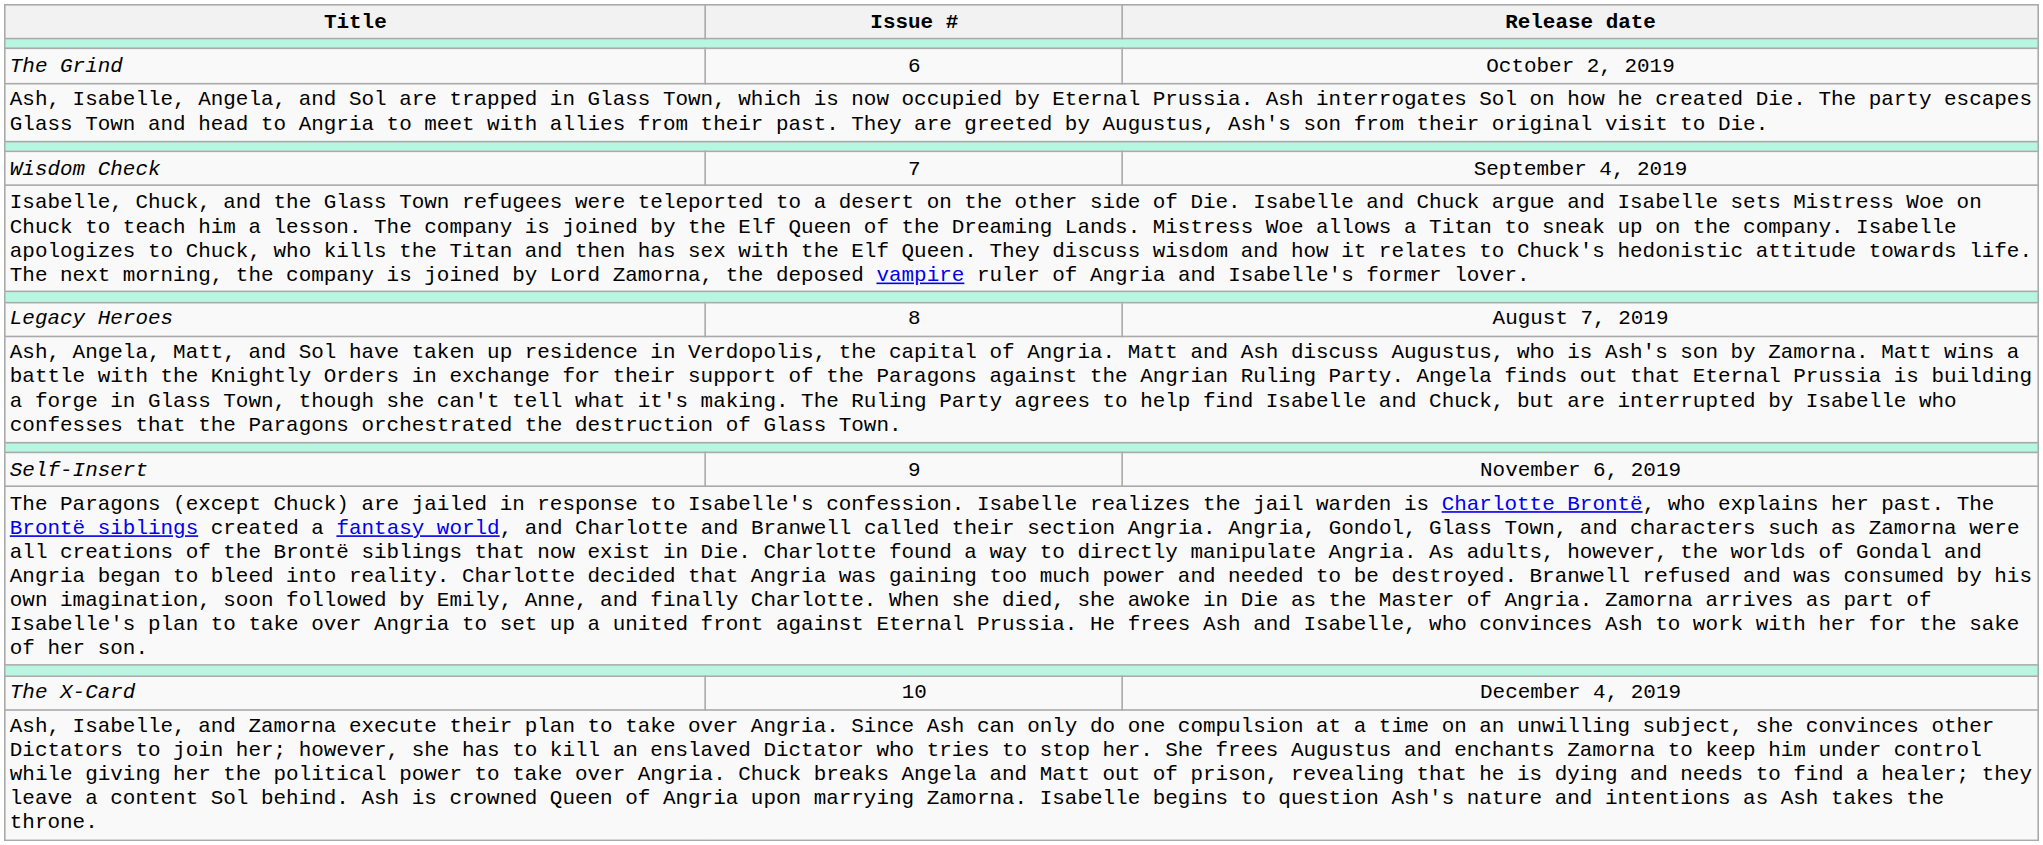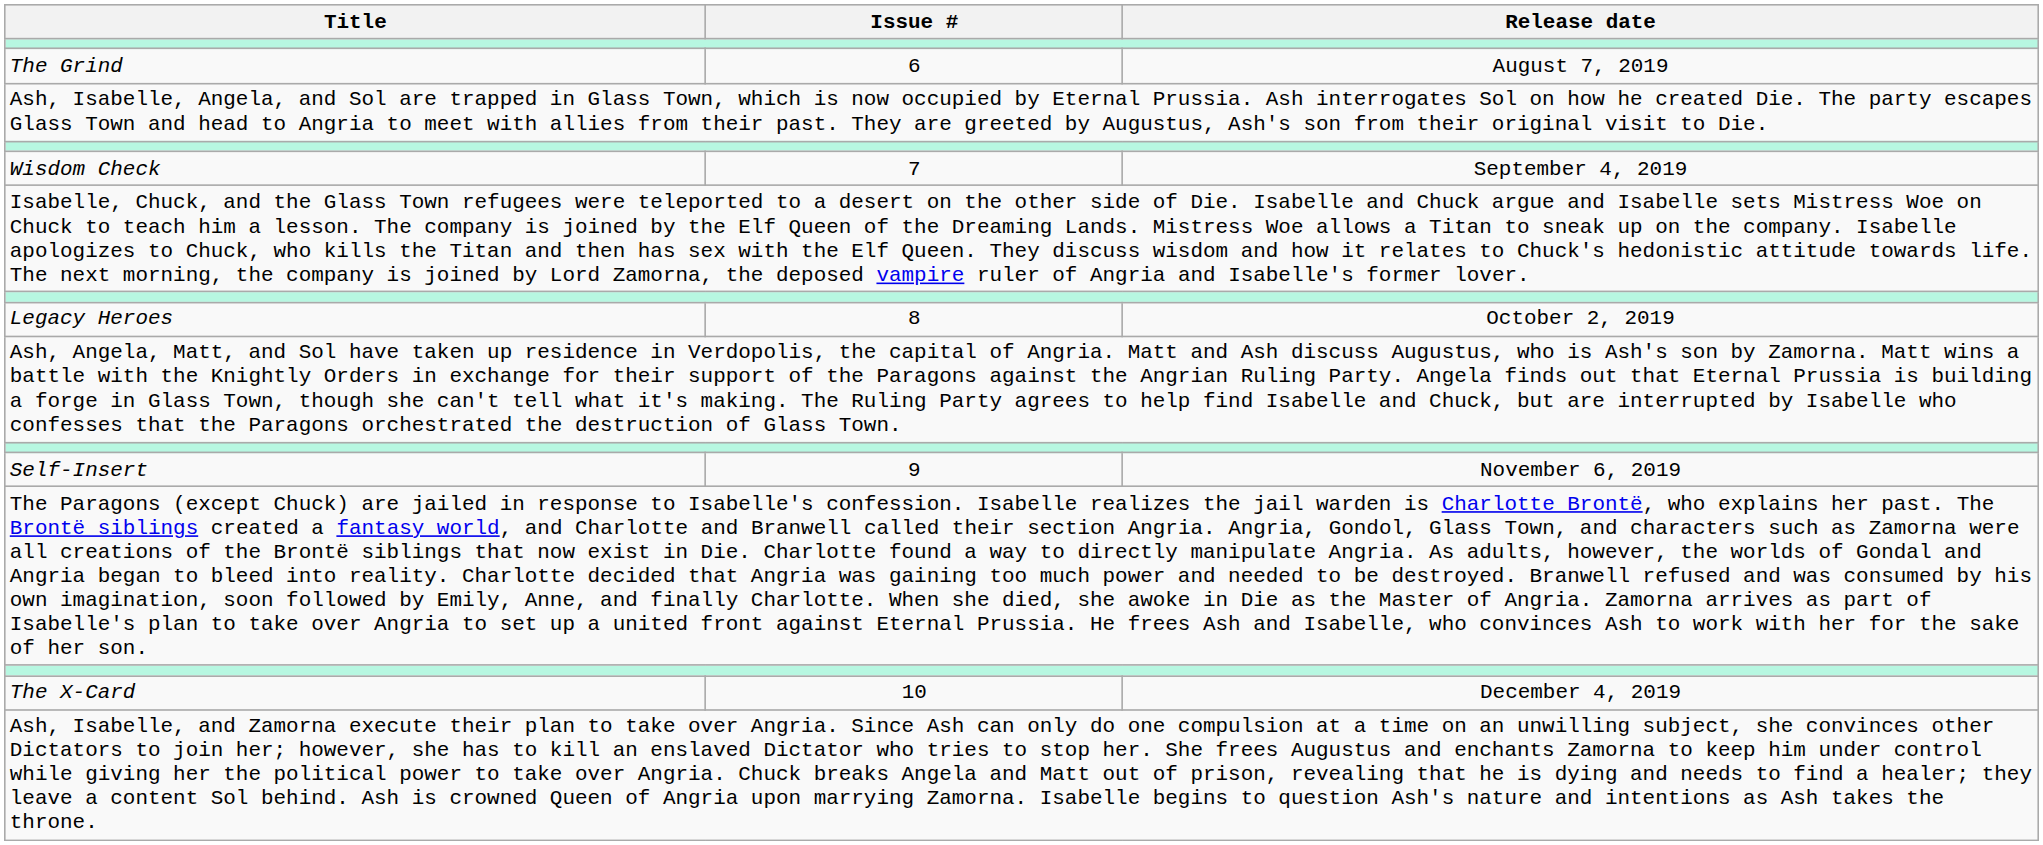(1581, 66) October 2, 2019 -> (1581, 66) August 7, 2019
(1581, 319) August 7, 2019 -> (1581, 319) October 2, 2019
